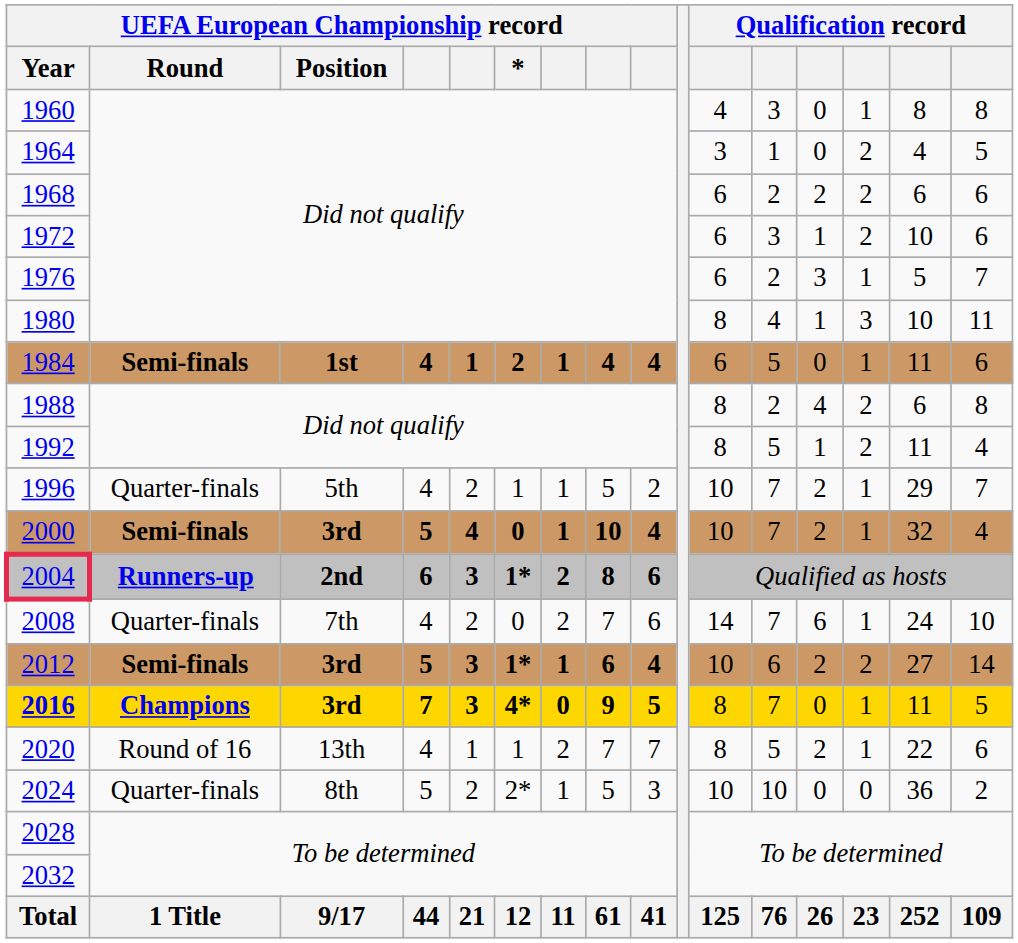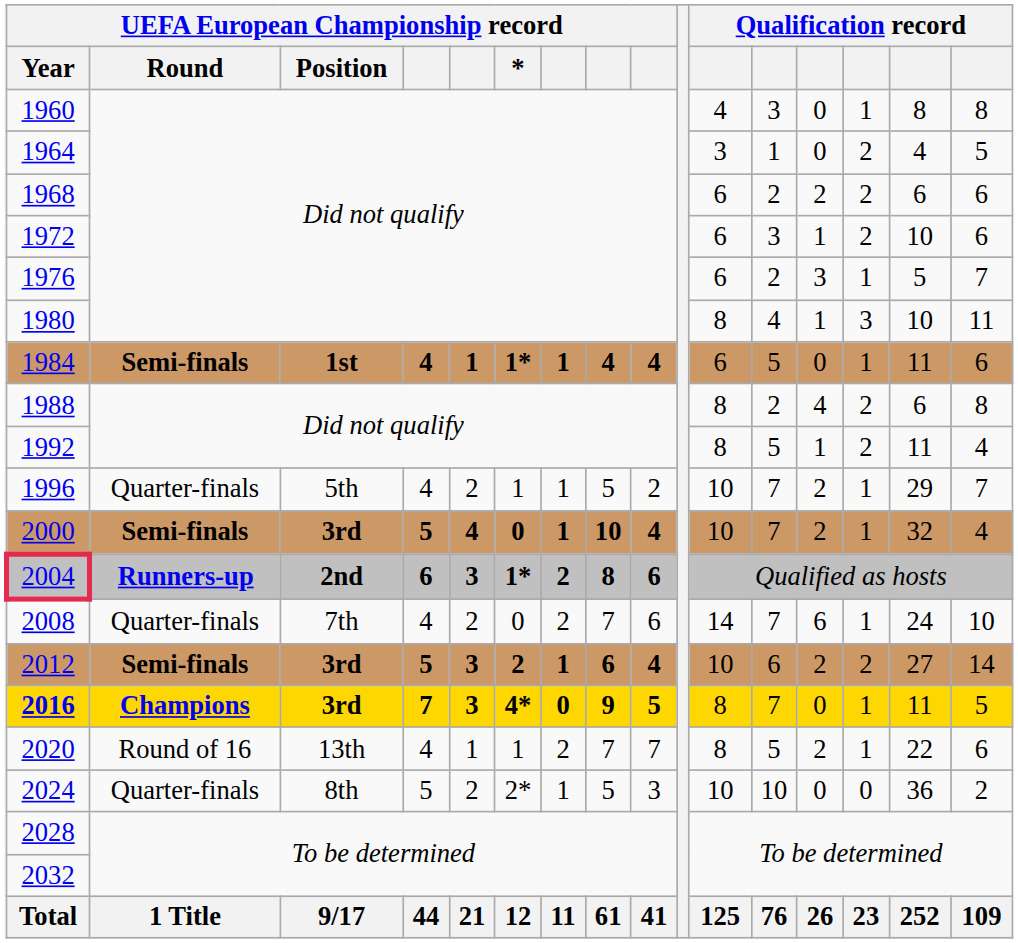(518, 362) 2 -> (518, 362) 1*
(518, 664) 1* -> (518, 664) 2
